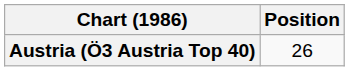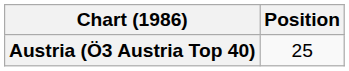(302, 50) 26 -> (302, 50) 25
